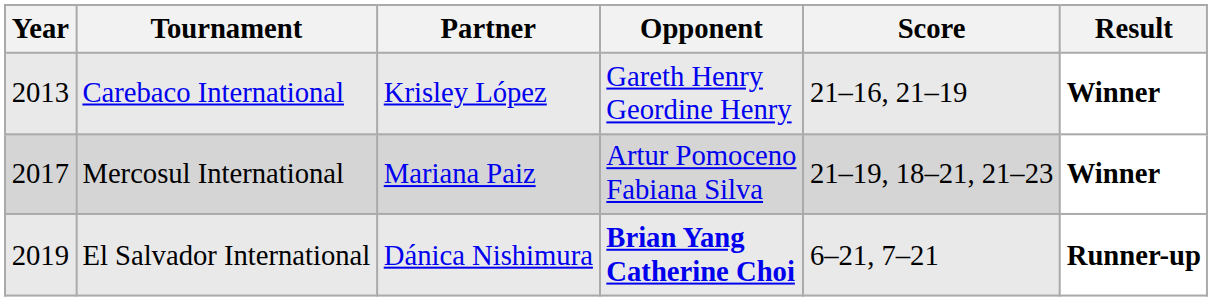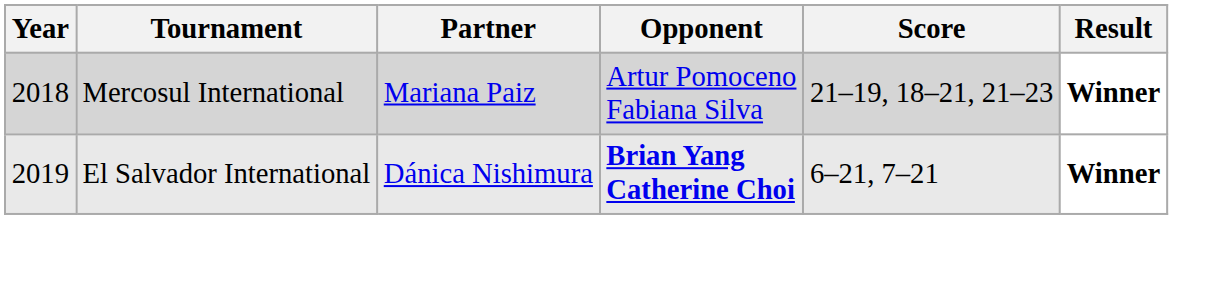- row: (213, 92)
(40, 173) 2017 -> (40, 92) 2018
(1134, 254) Runner-up -> (1113, 173) Winner
